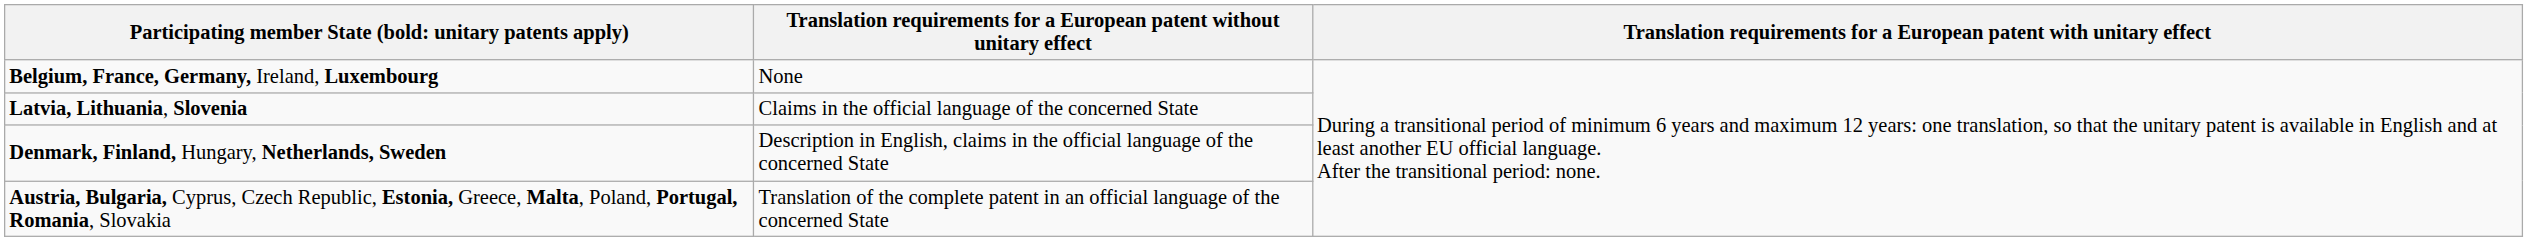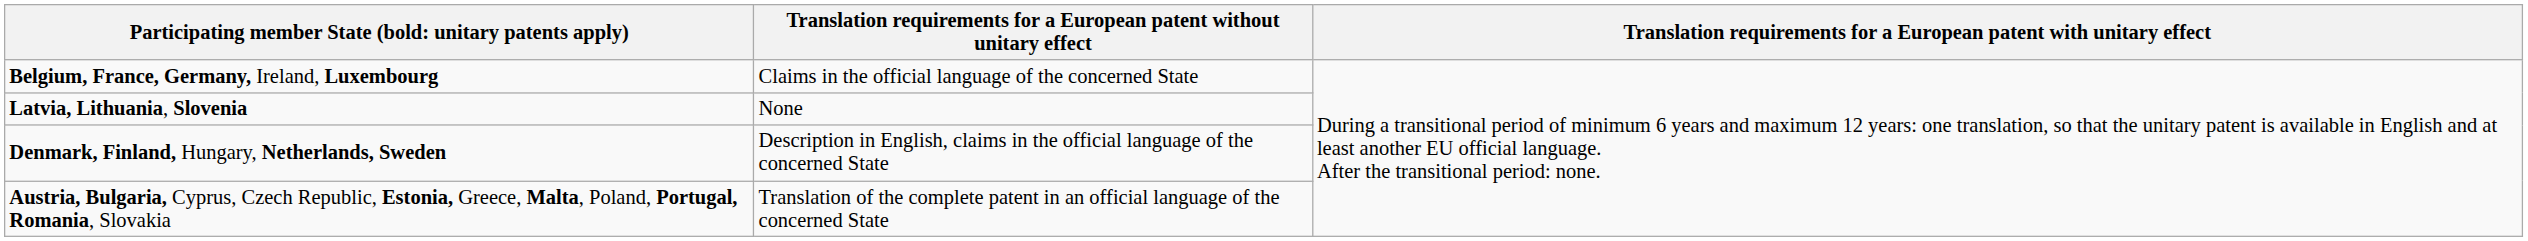(781, 76) None -> (978, 76) Claims in the official language of the concerned State
(978, 108) Claims in the official language of the concerned State -> (781, 108) None
